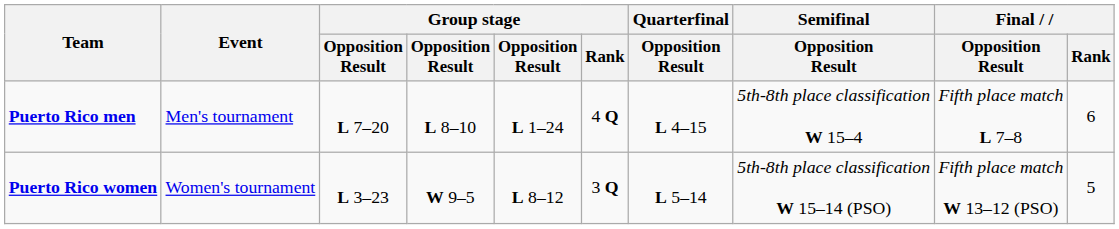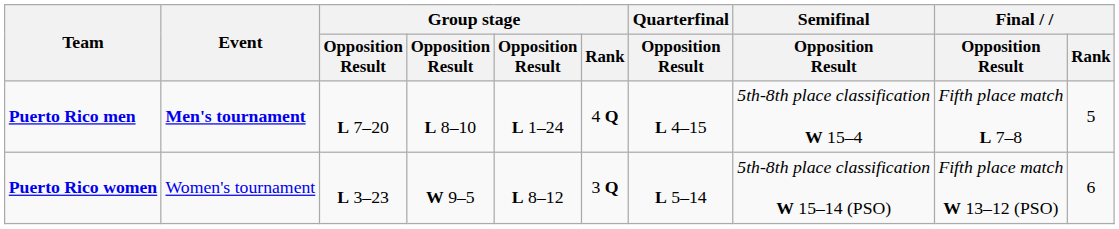(229, 116) normal -> (236, 116) bold
(1091, 116) 6 -> (1091, 116) 5
(1091, 187) 5 -> (1091, 187) 6
